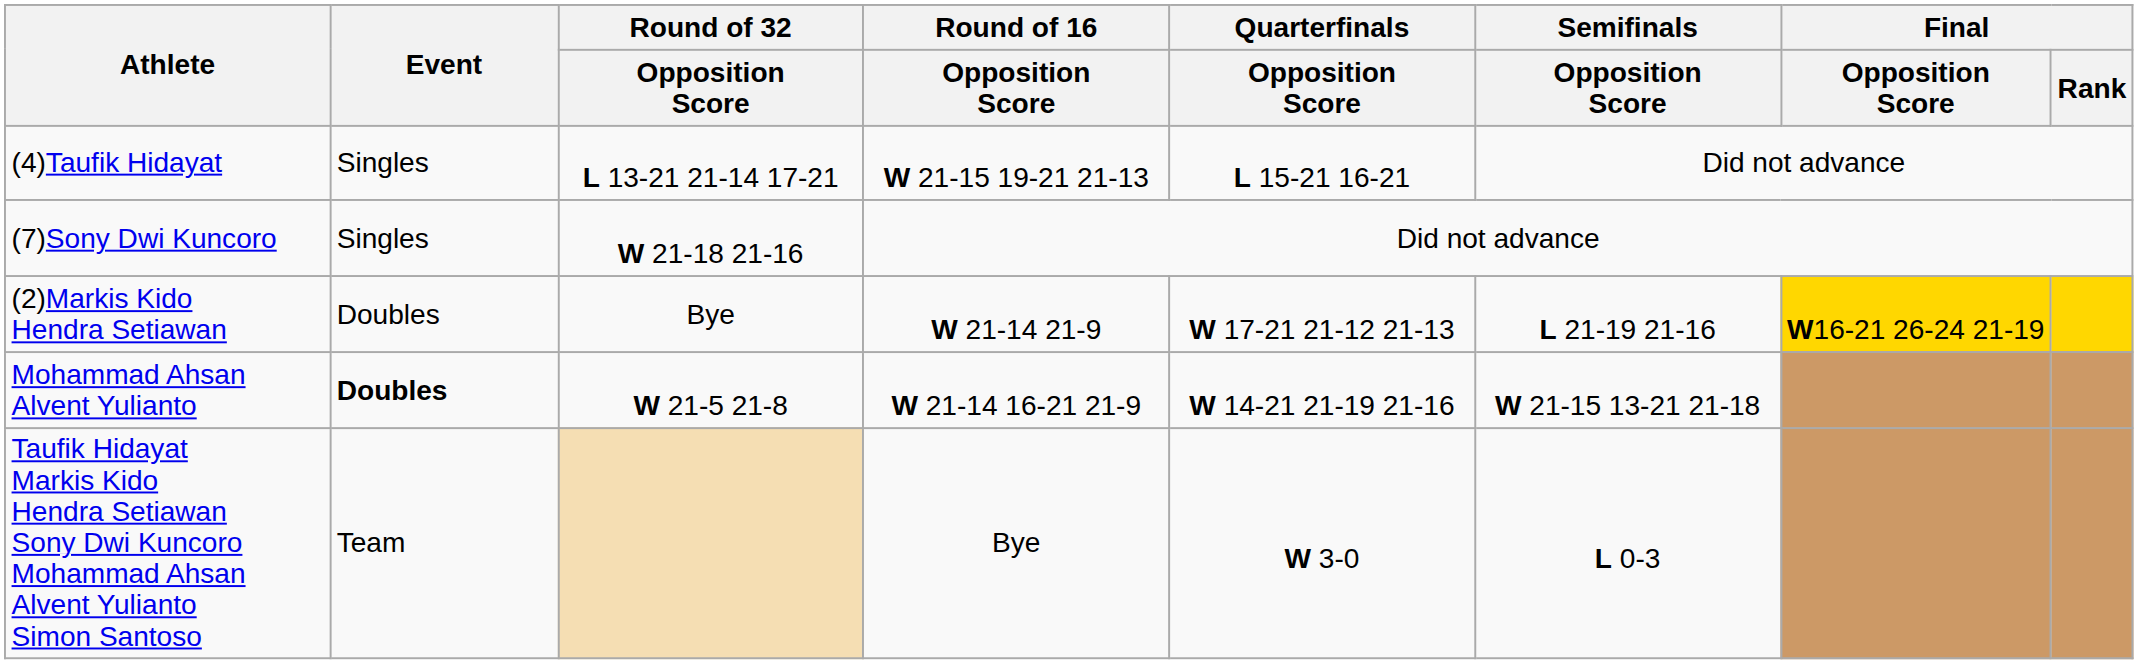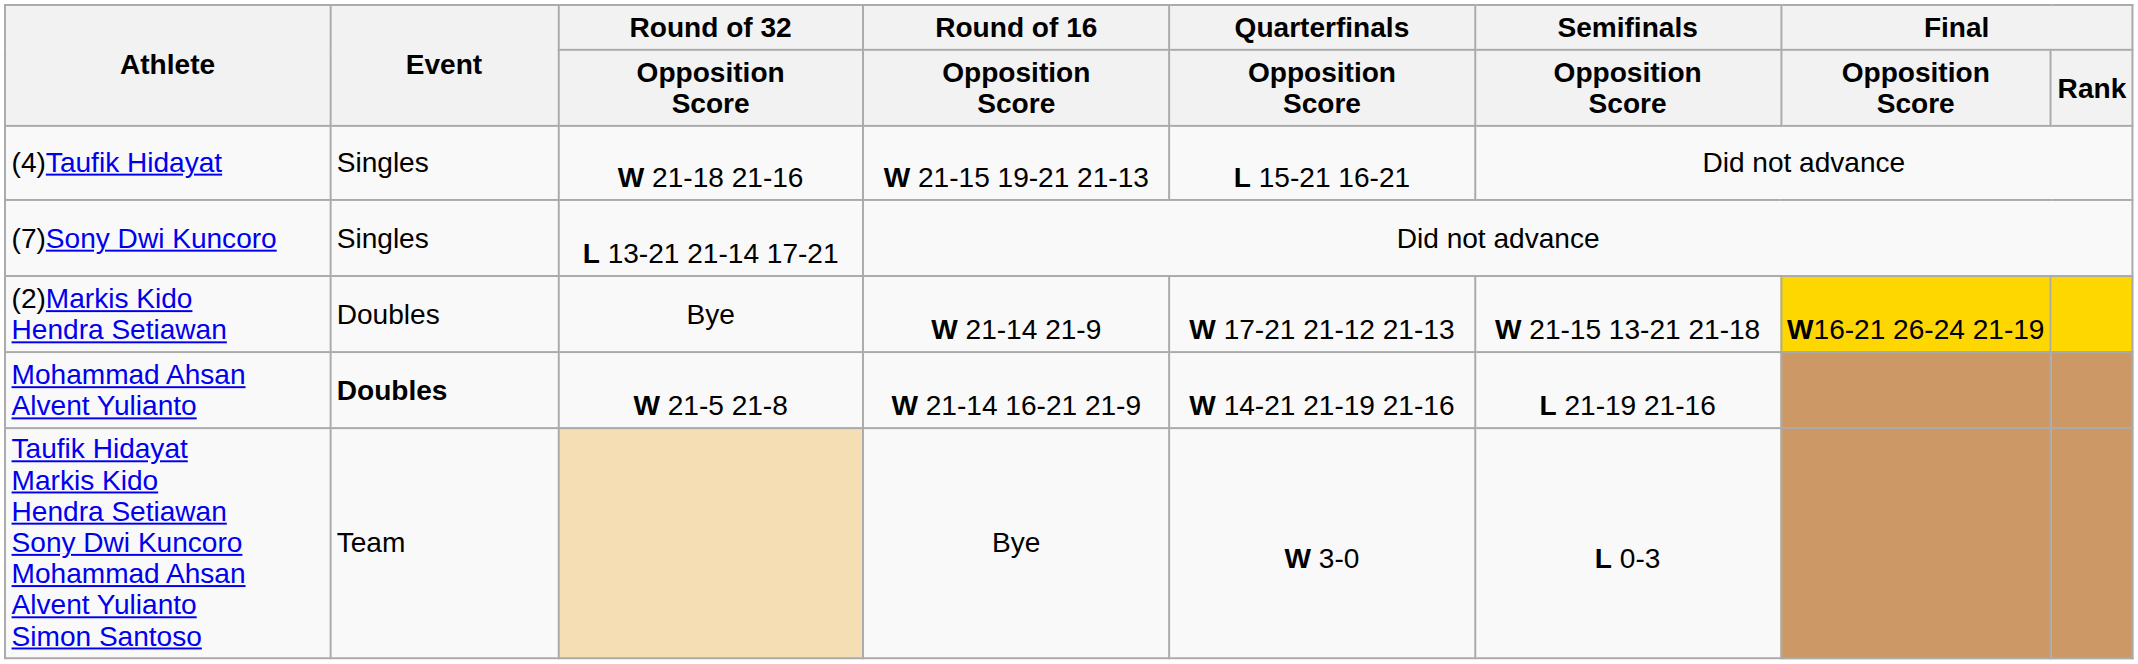(711, 179) L 13-21 21-14 17-21 -> (711, 179) W 21-18 21-16
(711, 254) W 21-18 21-16 -> (711, 254) L 13-21 21-14 17-21
(1628, 330) L 21-19 21-16 -> (1628, 330) W 21-15 13-21 21-18
(1628, 405) W 21-15 13-21 21-18 -> (1628, 405) L 21-19 21-16
